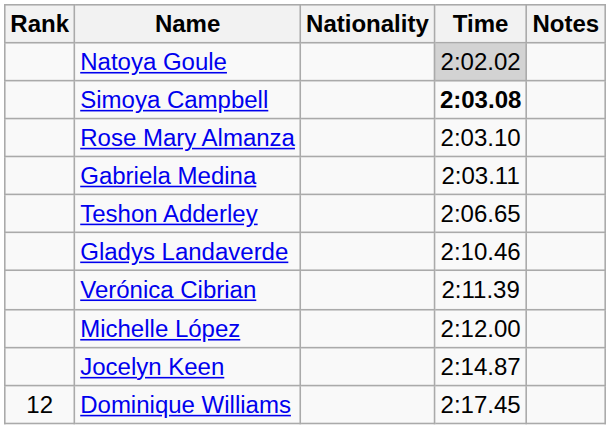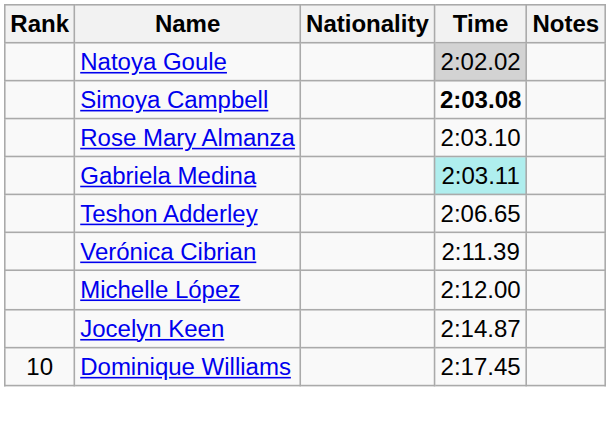(481, 176) no background -> (481, 176) paleturquoise background
- row: (184, 252)
(40, 404) 12 -> (40, 366) 10
